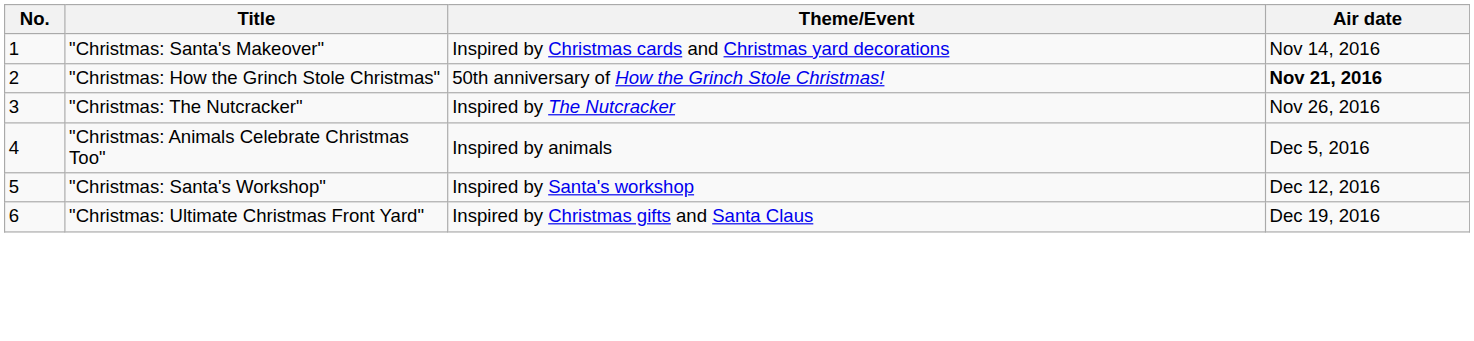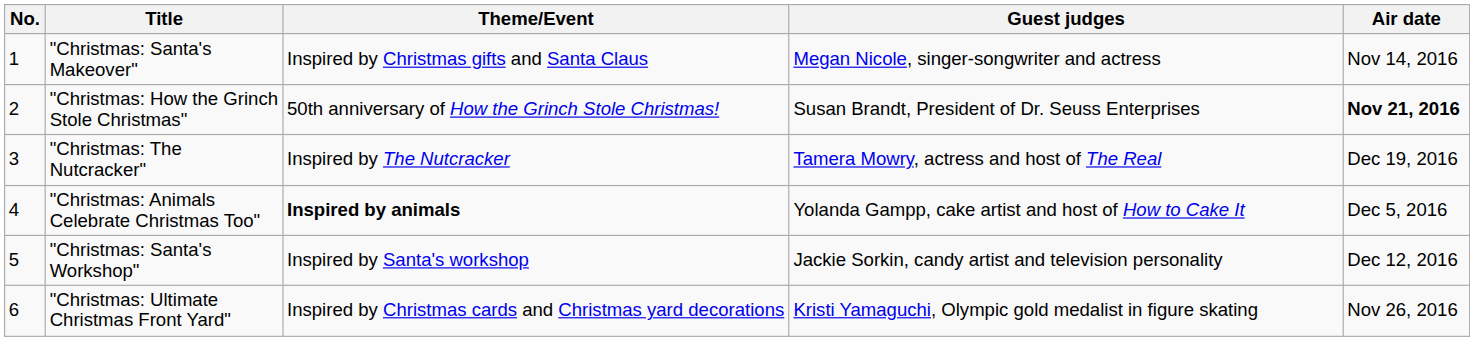+ column: (1066, 19)
(701, 48) Inspired by Christmas cards and Christmas yard decorations -> (468, 59) Inspired by Christmas gifts and Santa Claus
(1325, 107) Nov 26, 2016 -> (1403, 159) Dec 19, 2016
(532, 147) normal -> (374, 210) bold
(633, 216) Inspired by Christmas gifts and Santa Claus -> (536, 310) Inspired by Christmas cards and Christmas yard decorations
(1325, 216) Dec 19, 2016 -> (1403, 310) Nov 26, 2016
